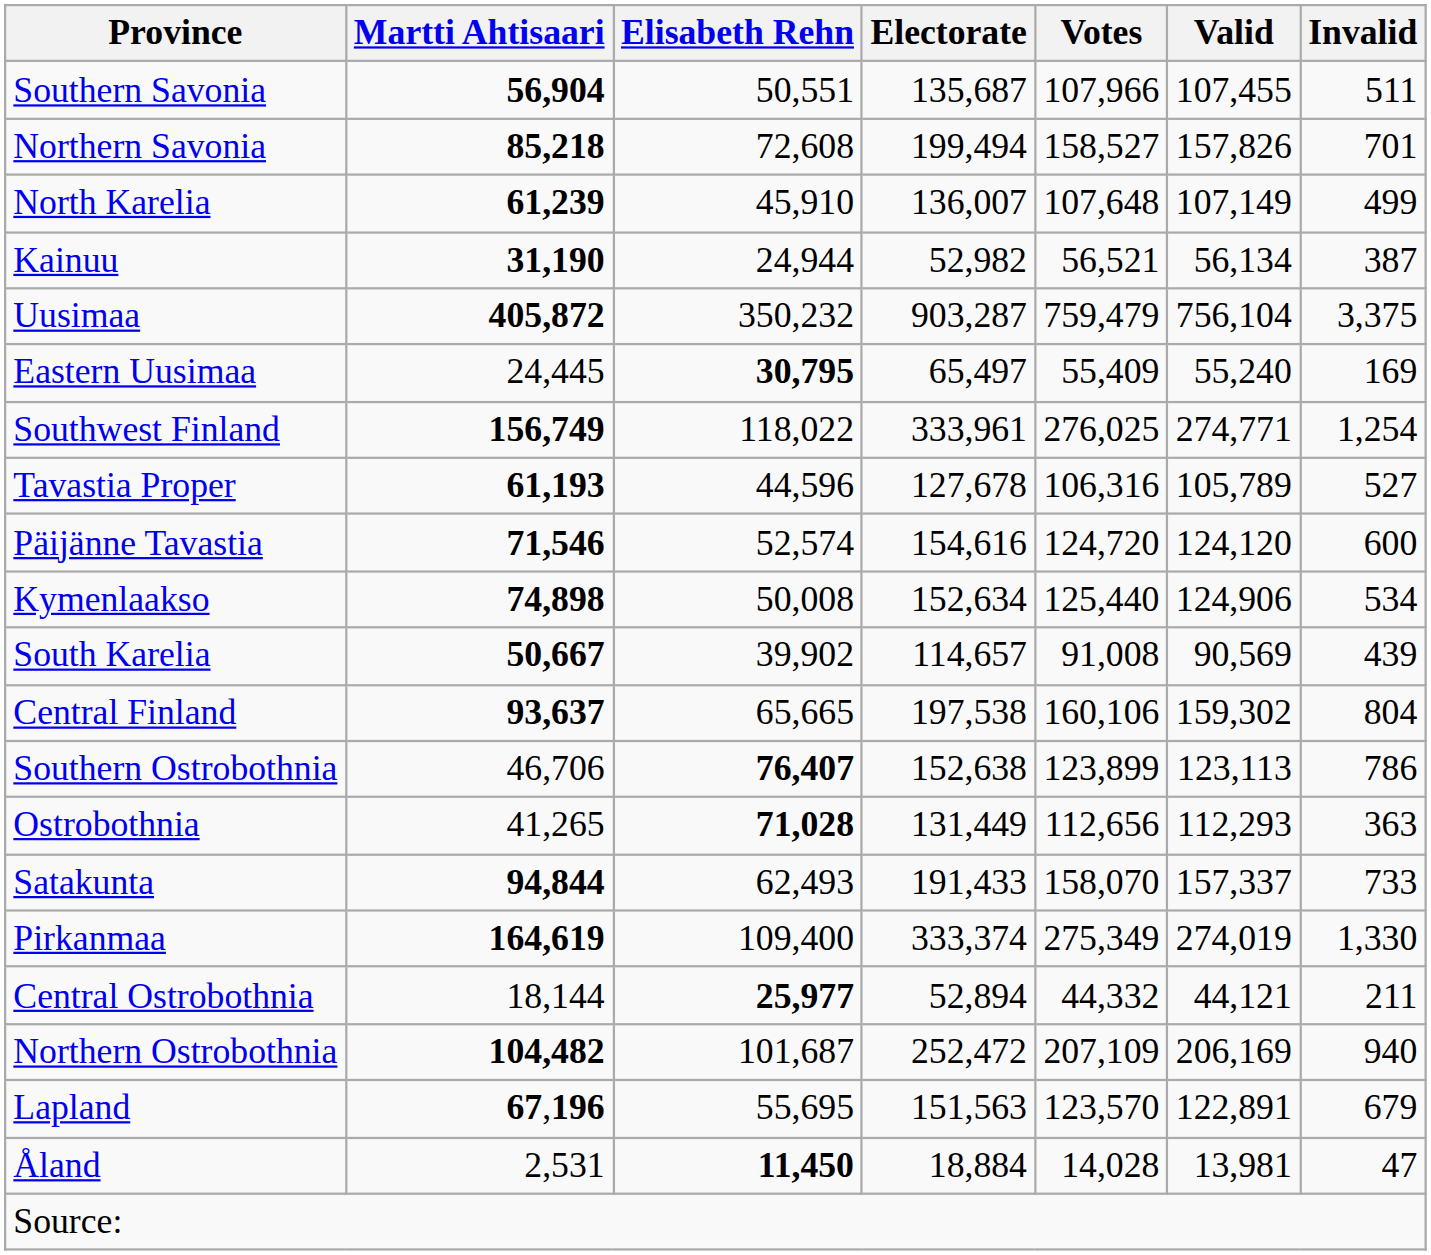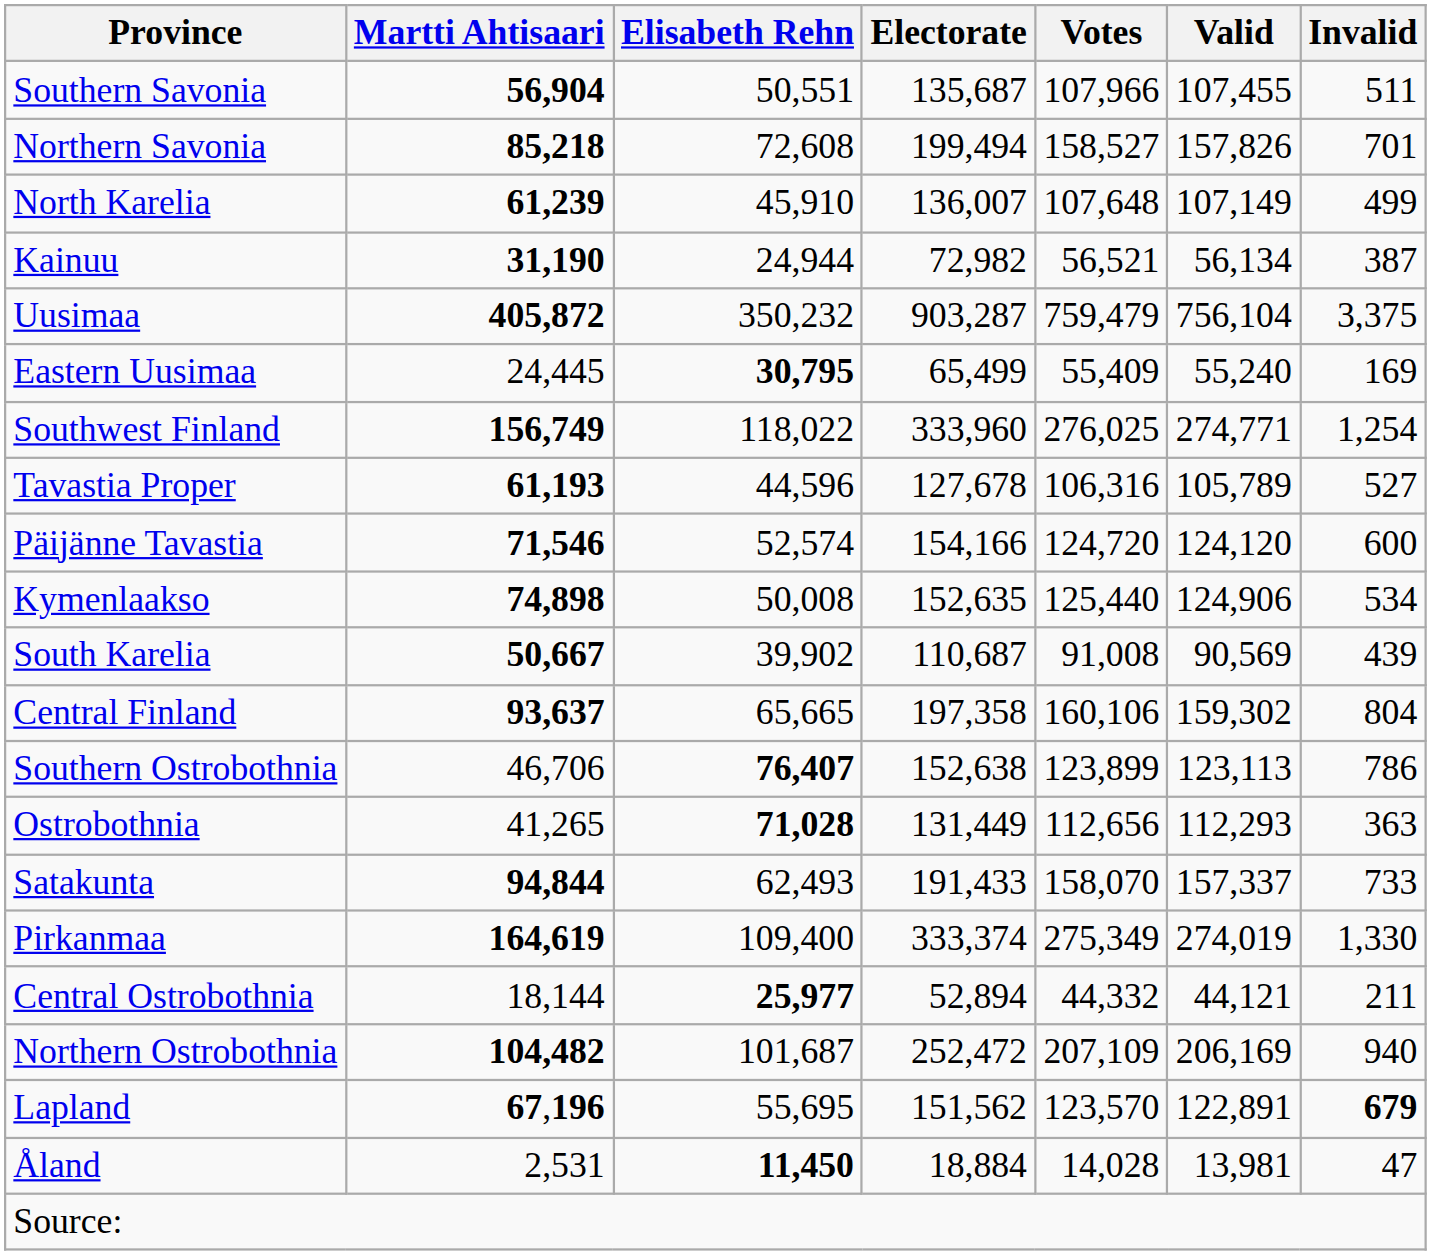(978, 259) 52,982 -> (978, 259) 72,982
(978, 372) 65,497 -> (978, 372) 65,499
(969, 428) 333,961 -> (969, 428) 333,960
(969, 542) 154,616 -> (969, 542) 154,166
(969, 598) 152,634 -> (969, 598) 152,635
(970, 655) 114,657 -> (970, 655) 110,687
(969, 711) 197,538 -> (969, 711) 197,358
(969, 1107) 151,563 -> (969, 1107) 151,562
(1391, 1107) normal -> (1391, 1107) bold
